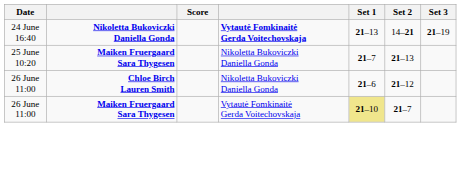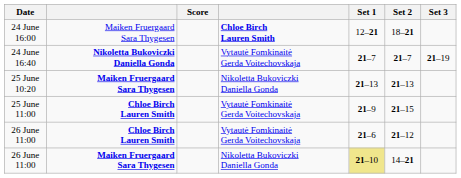+ row: (25, 32)
(263, 32) bold -> (261, 58) normal
(367, 32) 21–13 -> (367, 58) 21–7
(403, 32) 14–21 -> (403, 58) 21–7
(367, 58) 21–7 -> (367, 84) 21–13
+ row: (25, 109)
(260, 84) Nikoletta Bukoviczki Daniella Gonda -> (261, 135) Vytautė Fomkinaitė Gerda Voitechovskaja
(261, 109) Vytautė Fomkinaitė Gerda Voitechovskaja -> (260, 161) Nikoletta Bukoviczki Daniella Gonda
(403, 109) 21–7 -> (403, 161) 14–21
